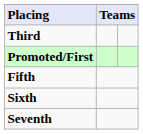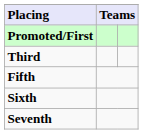rows swapped: (50, 56) <-> (24, 35)
